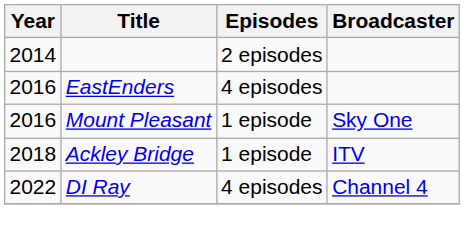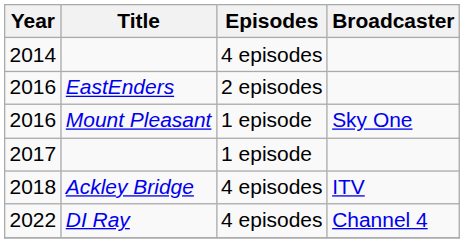(272, 54) 2 episodes -> (272, 54) 4 episodes
(272, 87) 4 episodes -> (272, 87) 2 episodes
+ row: (33, 154)
(267, 154) 1 episode -> (272, 187) 4 episodes
